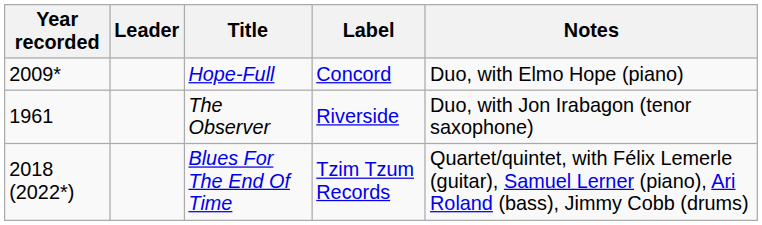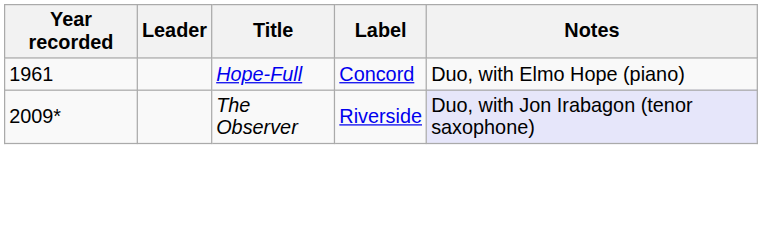(35, 74) 2009* -> (31, 74) 1961
(31, 116) 1961 -> (35, 116) 2009*
(561, 116) no background -> (562, 116) lavender background
- row: (239, 181)
